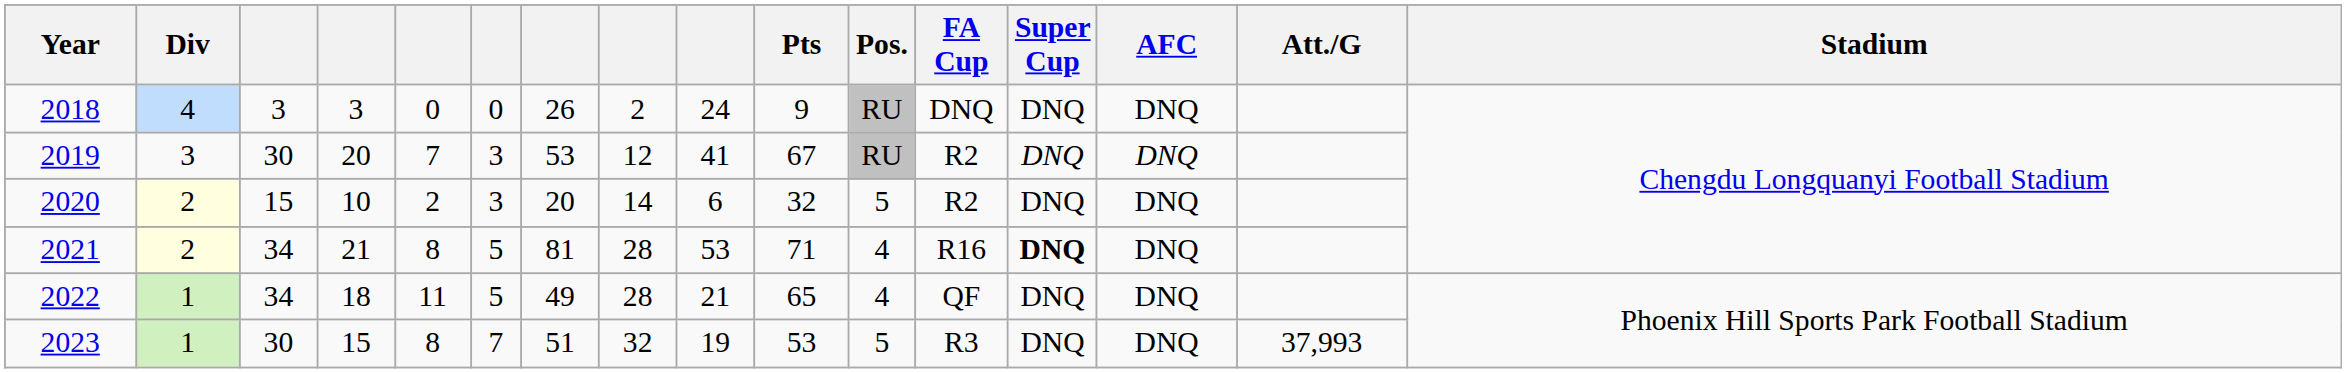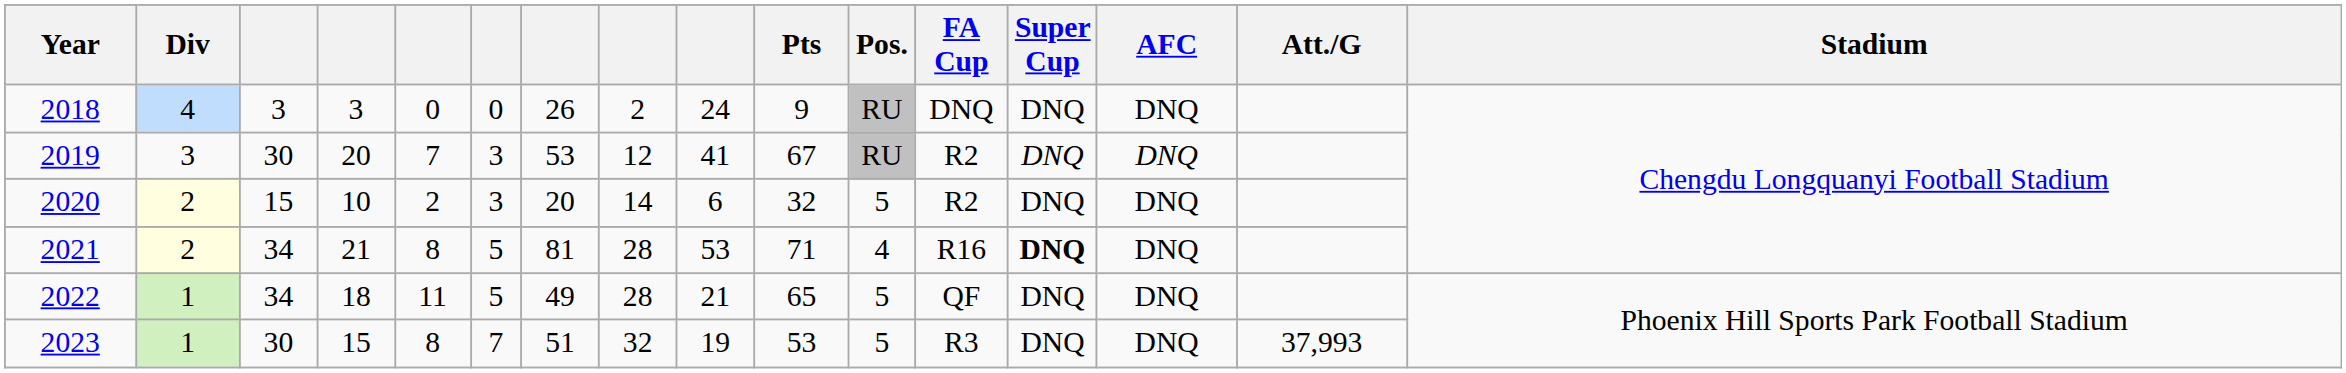(882, 295) 4 -> (882, 295) 5
